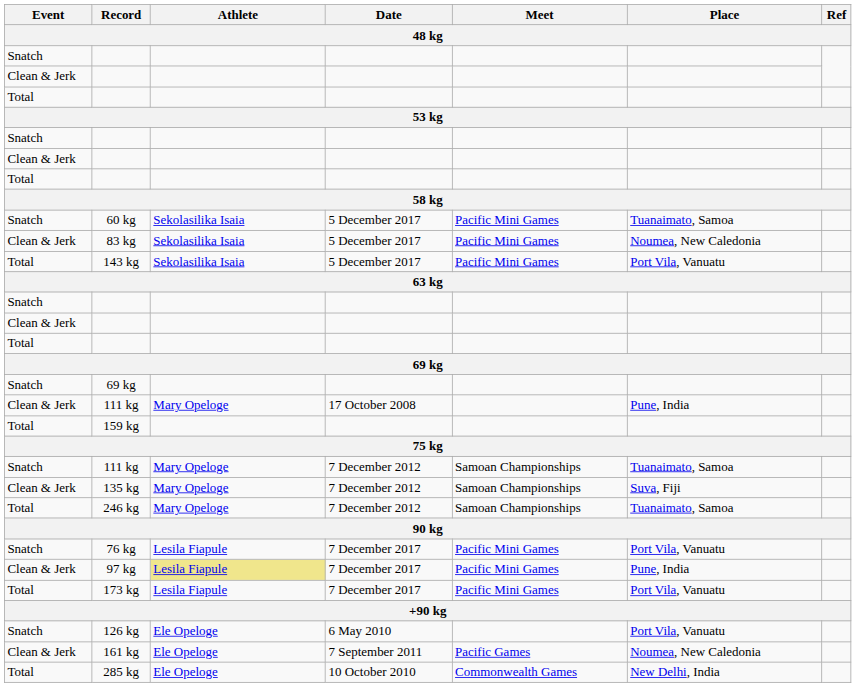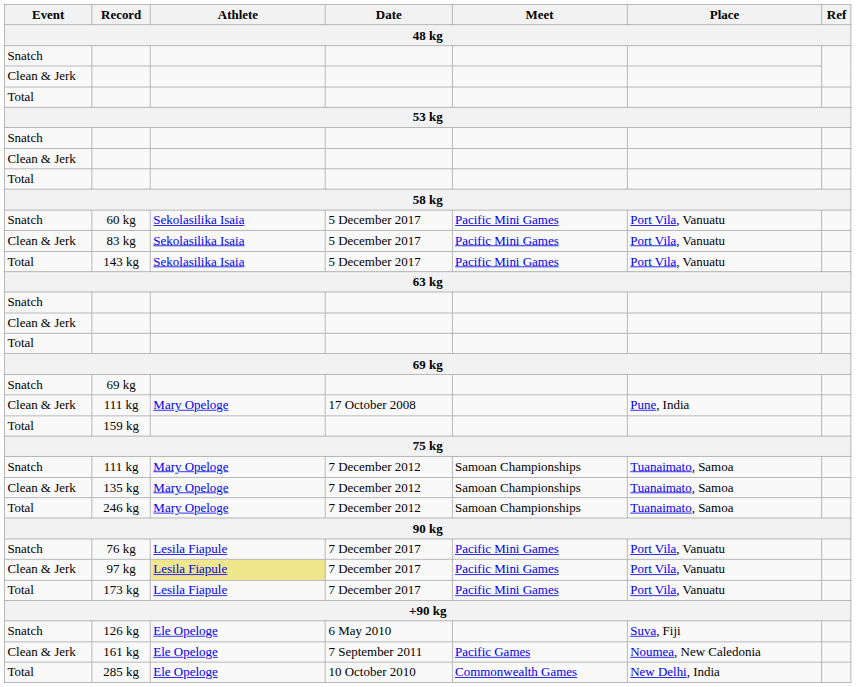(682, 220) Tuanaimato, Samoa -> (678, 220) Port Vila, Vanuatu
(696, 240) Noumea, New Caledonia -> (678, 240) Port Vila, Vanuatu
(655, 487) Suva, Fiji -> (682, 487) Tuanaimato, Samoa
(660, 569) Pune, India -> (678, 569) Port Vila, Vanuatu
(678, 631) Port Vila, Vanuatu -> (655, 631) Suva, Fiji
